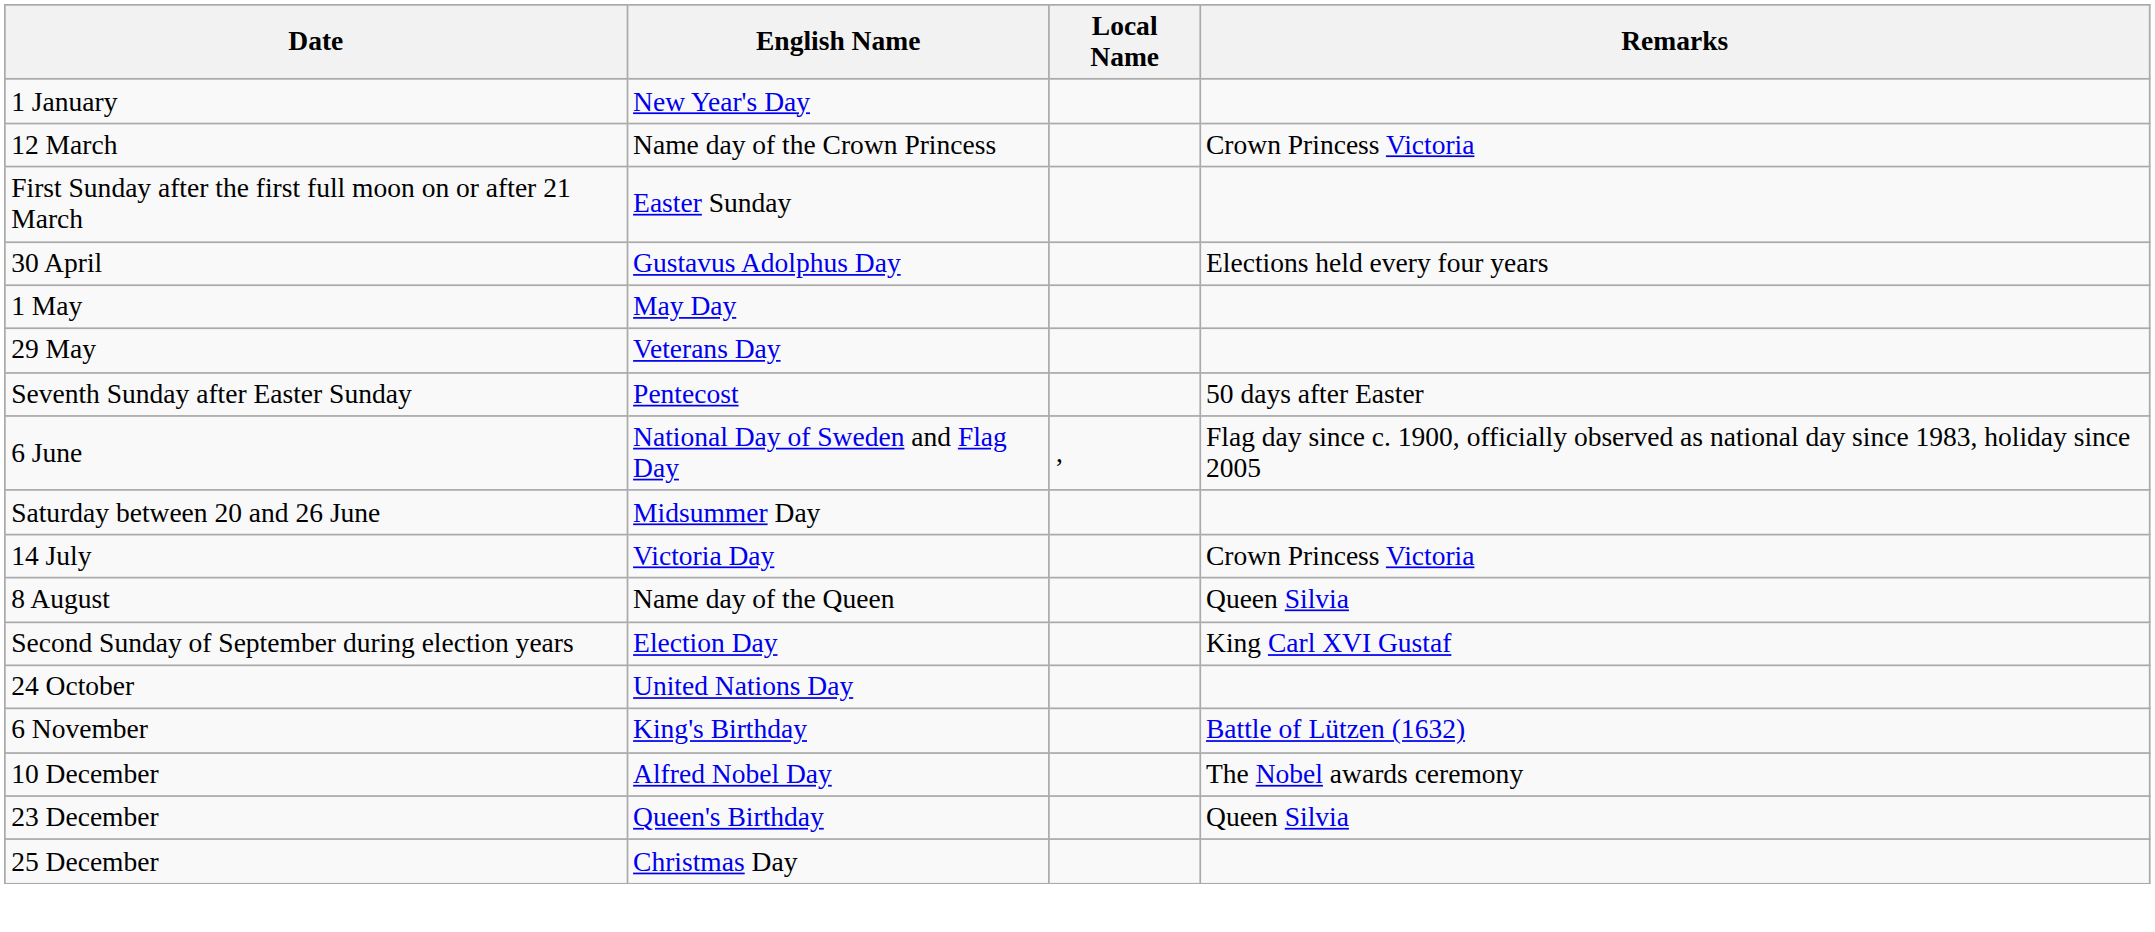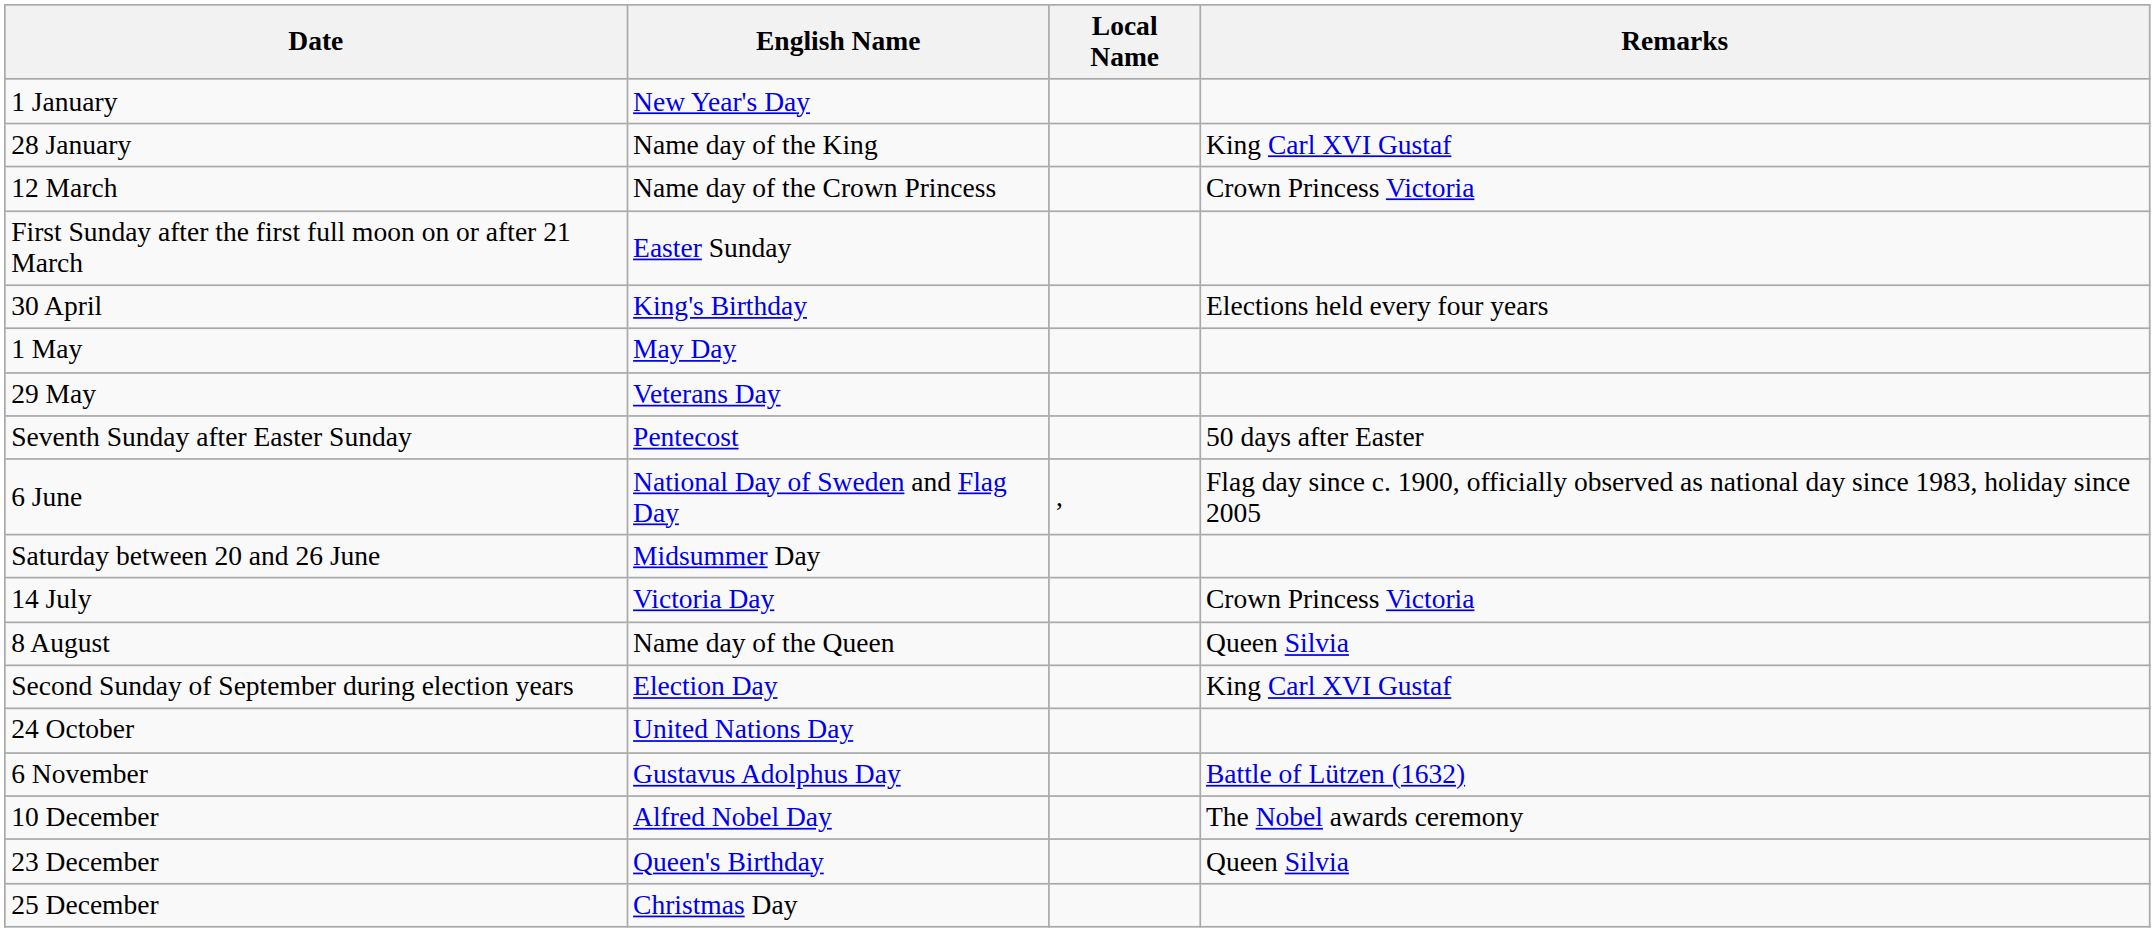+ row: (71, 144)
(767, 262) Gustavus Adolphus Day -> (720, 306) King's Birthday
(720, 730) King's Birthday -> (767, 773) Gustavus Adolphus Day
